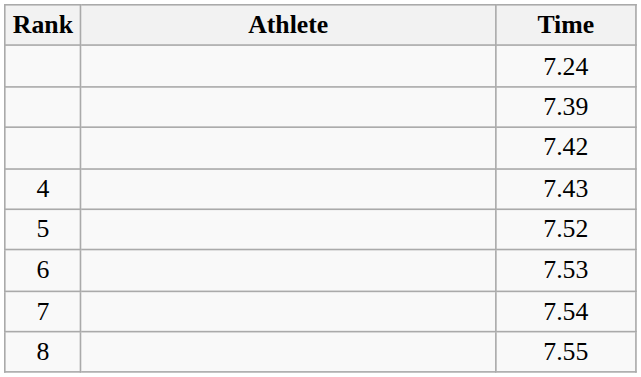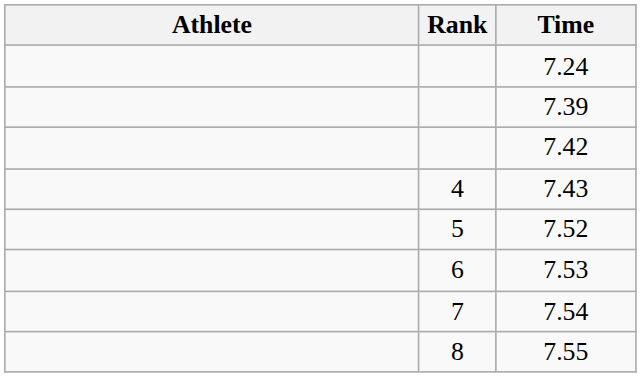columns swapped: (43, 24) <-> (288, 24)
